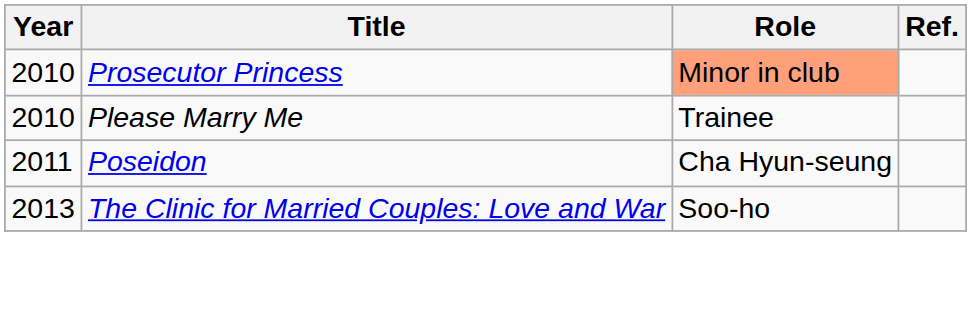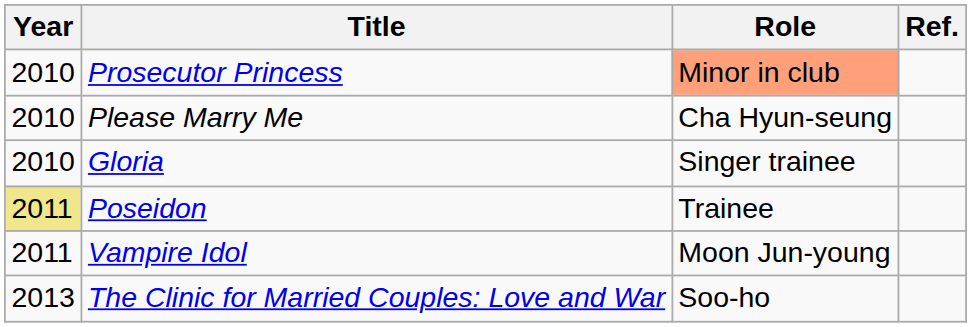(726, 117) Trainee -> (785, 117) Cha Hyun-seung
+ row: (126, 162)
(42, 162) no background -> (42, 207) khaki background
(785, 162) Cha Hyun-seung -> (726, 207) Trainee
+ row: (167, 252)
